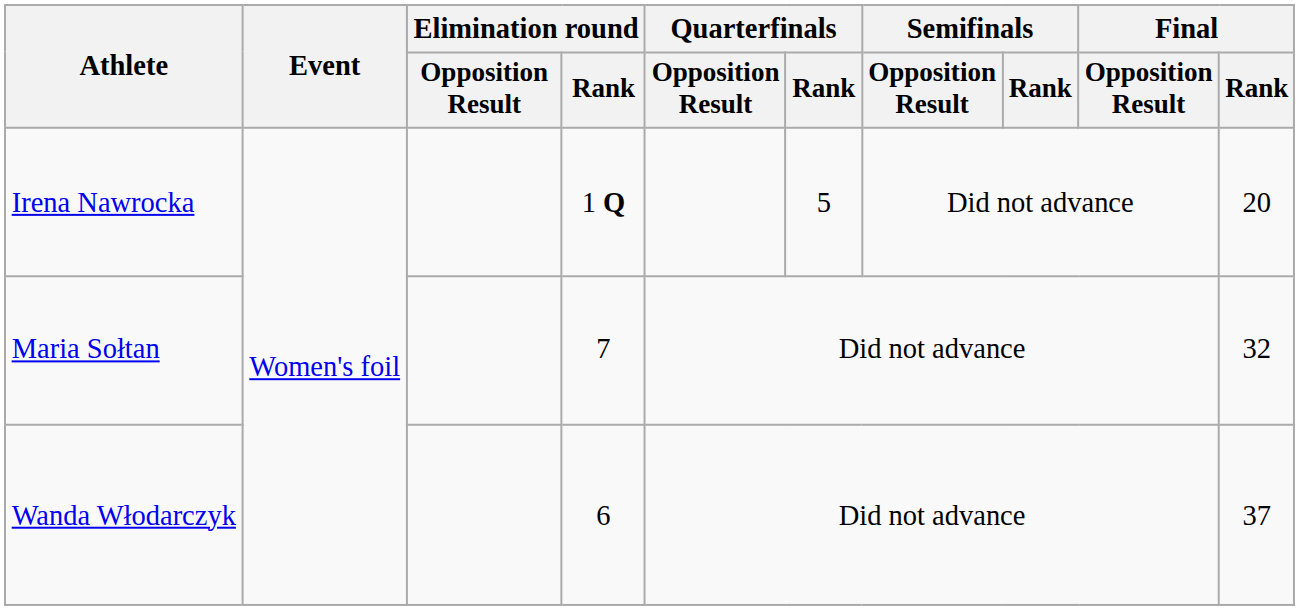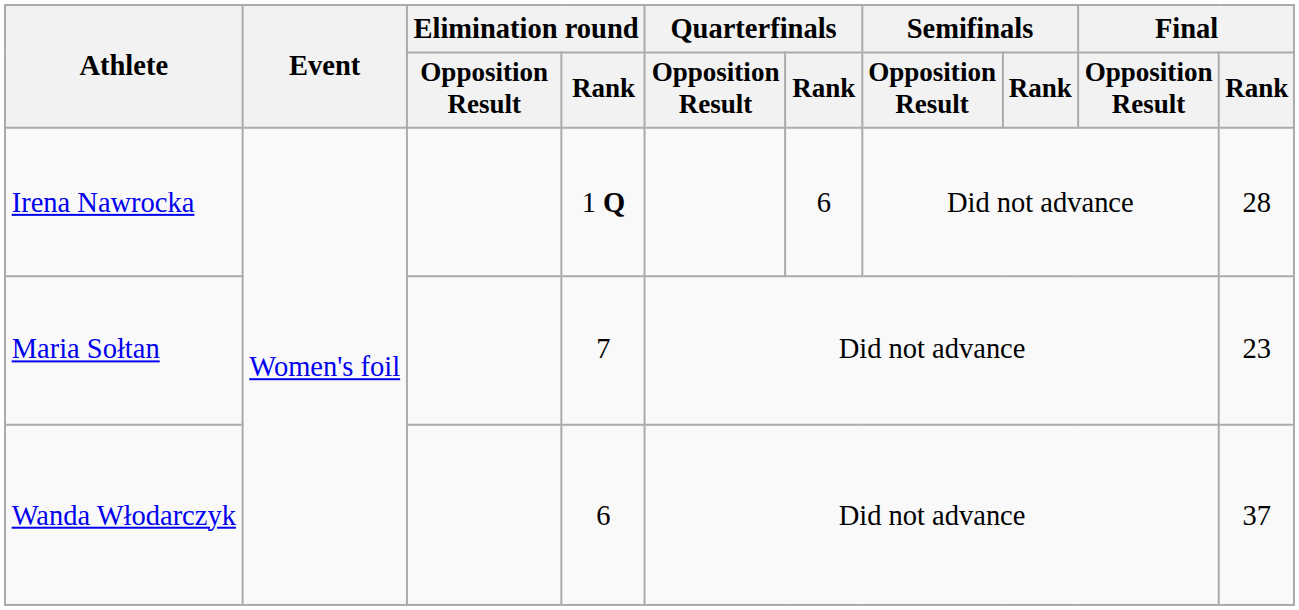(824, 202) 5 -> (824, 202) 6
(1257, 202) 20 -> (1257, 202) 28
(1257, 350) 32 -> (1257, 350) 23
